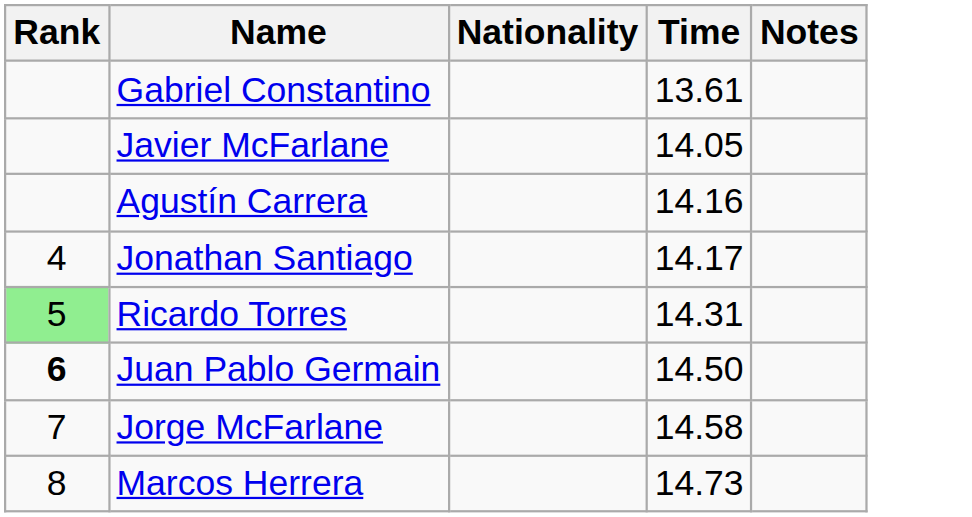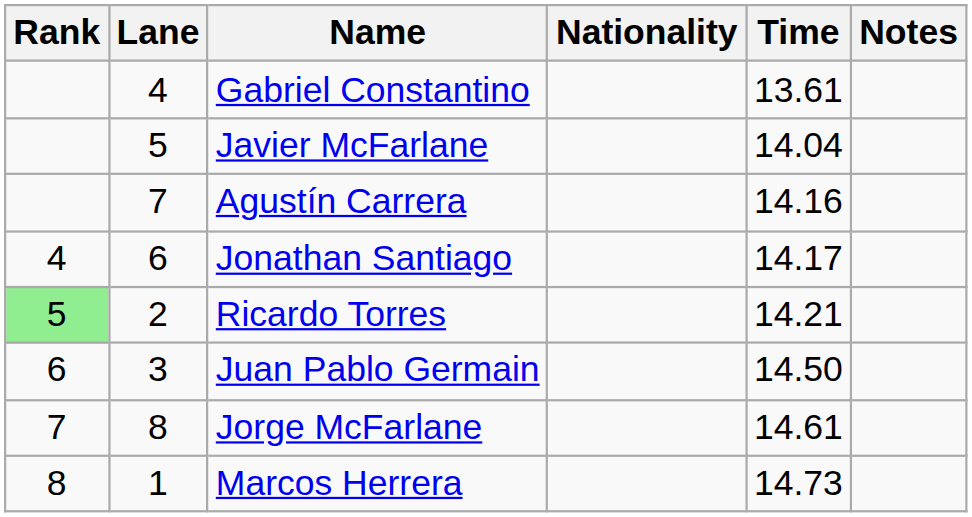+ column: (158, 32)
(699, 145) 14.05 -> (798, 145) 14.04
(699, 314) 14.31 -> (798, 314) 14.21
(57, 370) bold -> (57, 370) normal
(699, 426) 14.58 -> (798, 426) 14.61
